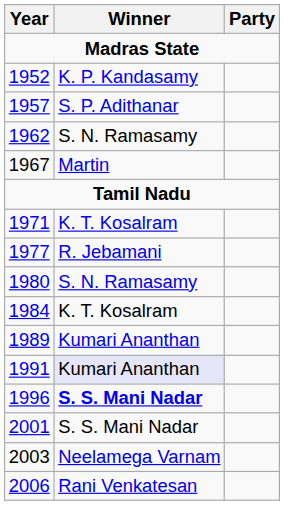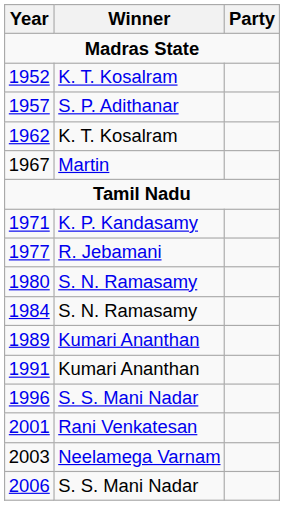(128, 77) K. P. Kandasamy -> (118, 77) K. T. Kosalram
(128, 135) S. N. Ramasamy -> (118, 135) K. T. Kosalram
(118, 223) K. T. Kosalram -> (128, 223) K. P. Kandasamy
(118, 310) K. T. Kosalram -> (128, 310) S. N. Ramasamy
(129, 369) lavender background -> (129, 369) no background
(130, 398) bold -> (128, 398) normal
(128, 427) S. S. Mani Nadar -> (128, 427) Rani Venkatesan
(128, 485) Rani Venkatesan -> (128, 485) S. S. Mani Nadar
